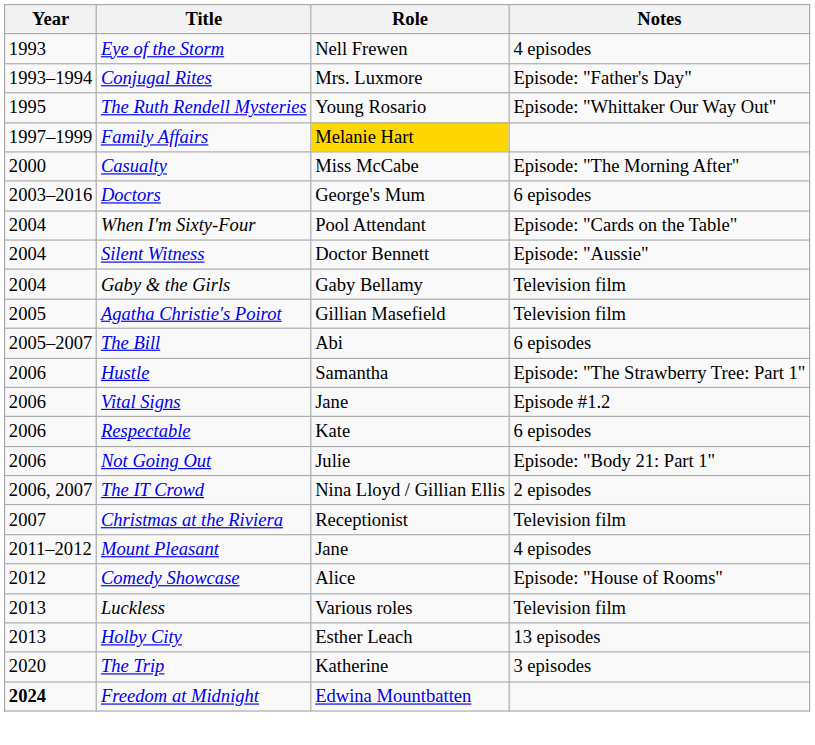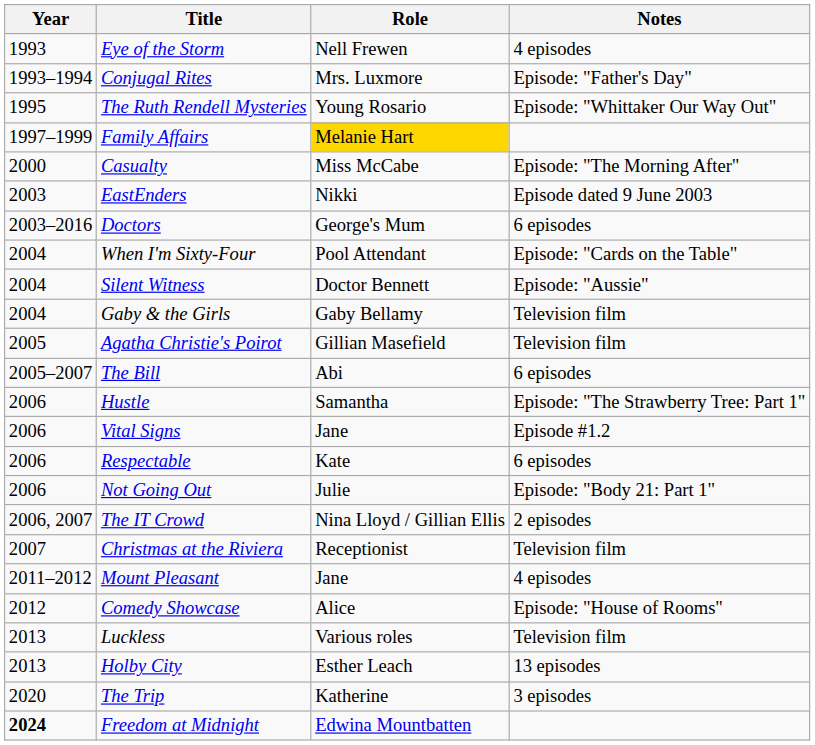+ row: (144, 195)
